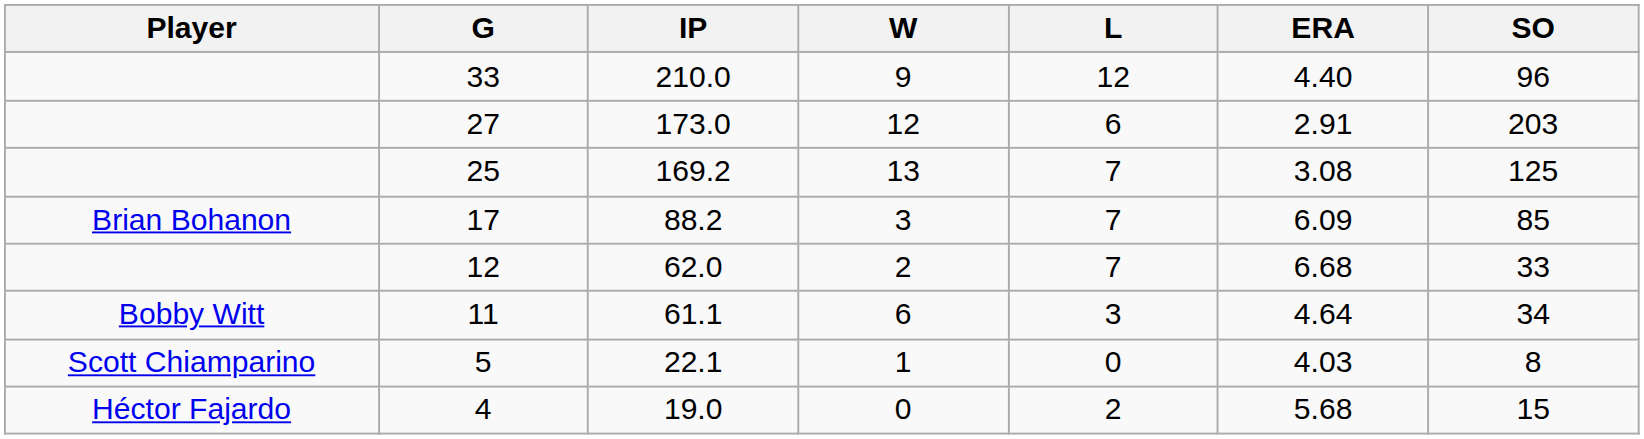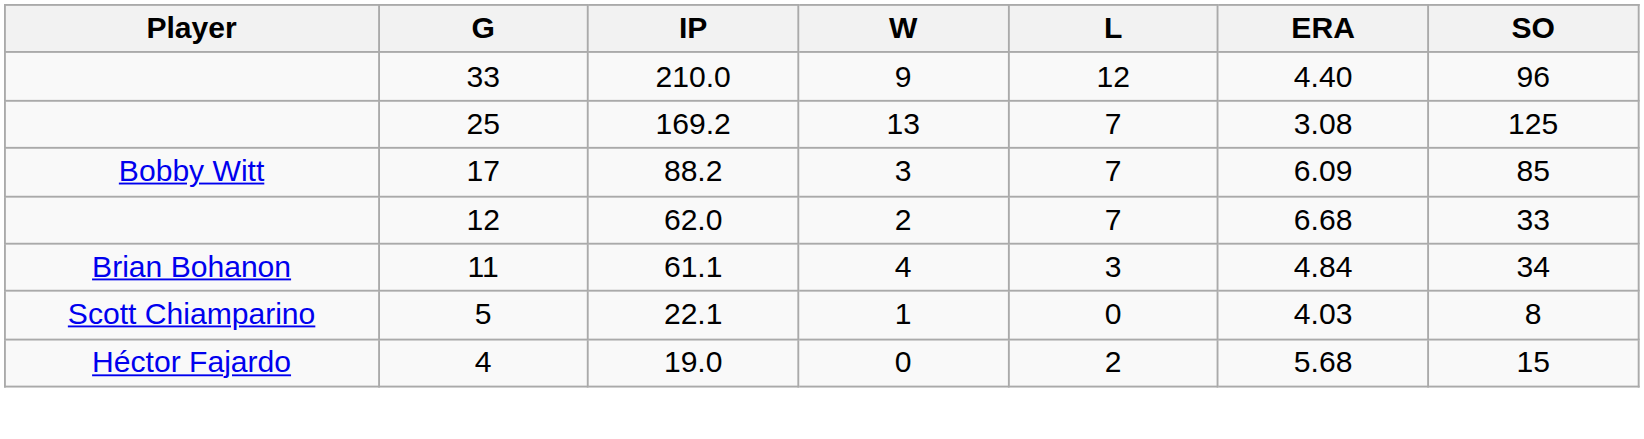- row: (483, 123)
(192, 219) Brian Bohanon -> (192, 171) Bobby Witt
(192, 314) Bobby Witt -> (192, 266) Brian Bohanon
(903, 314) 6 -> (903, 266) 4
(1323, 314) 4.64 -> (1323, 266) 4.84
